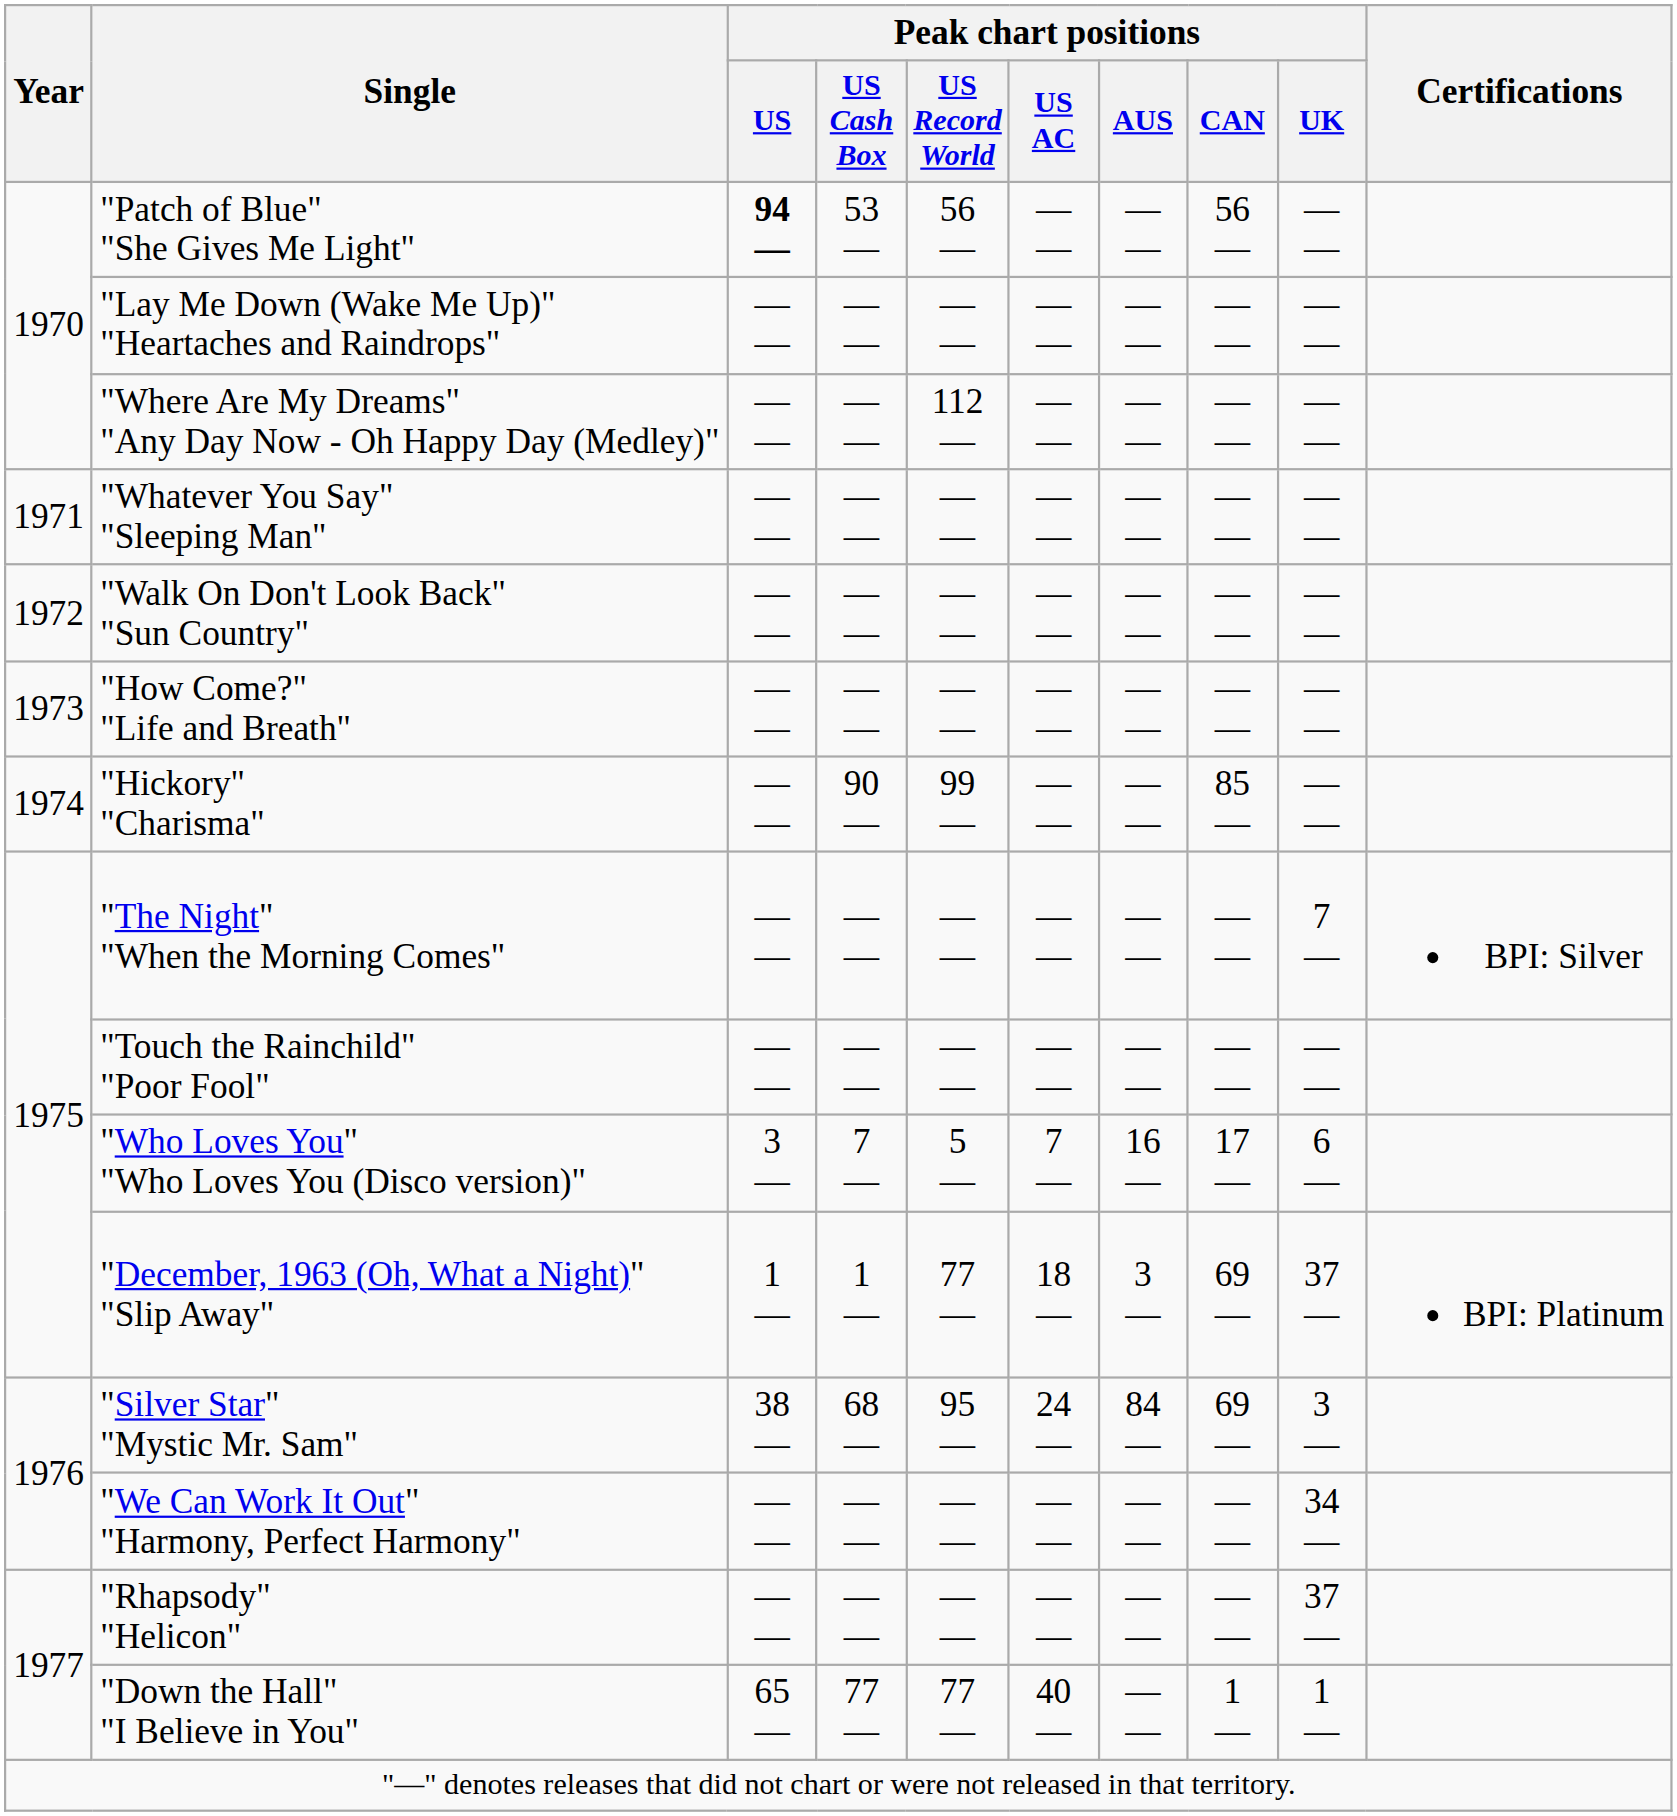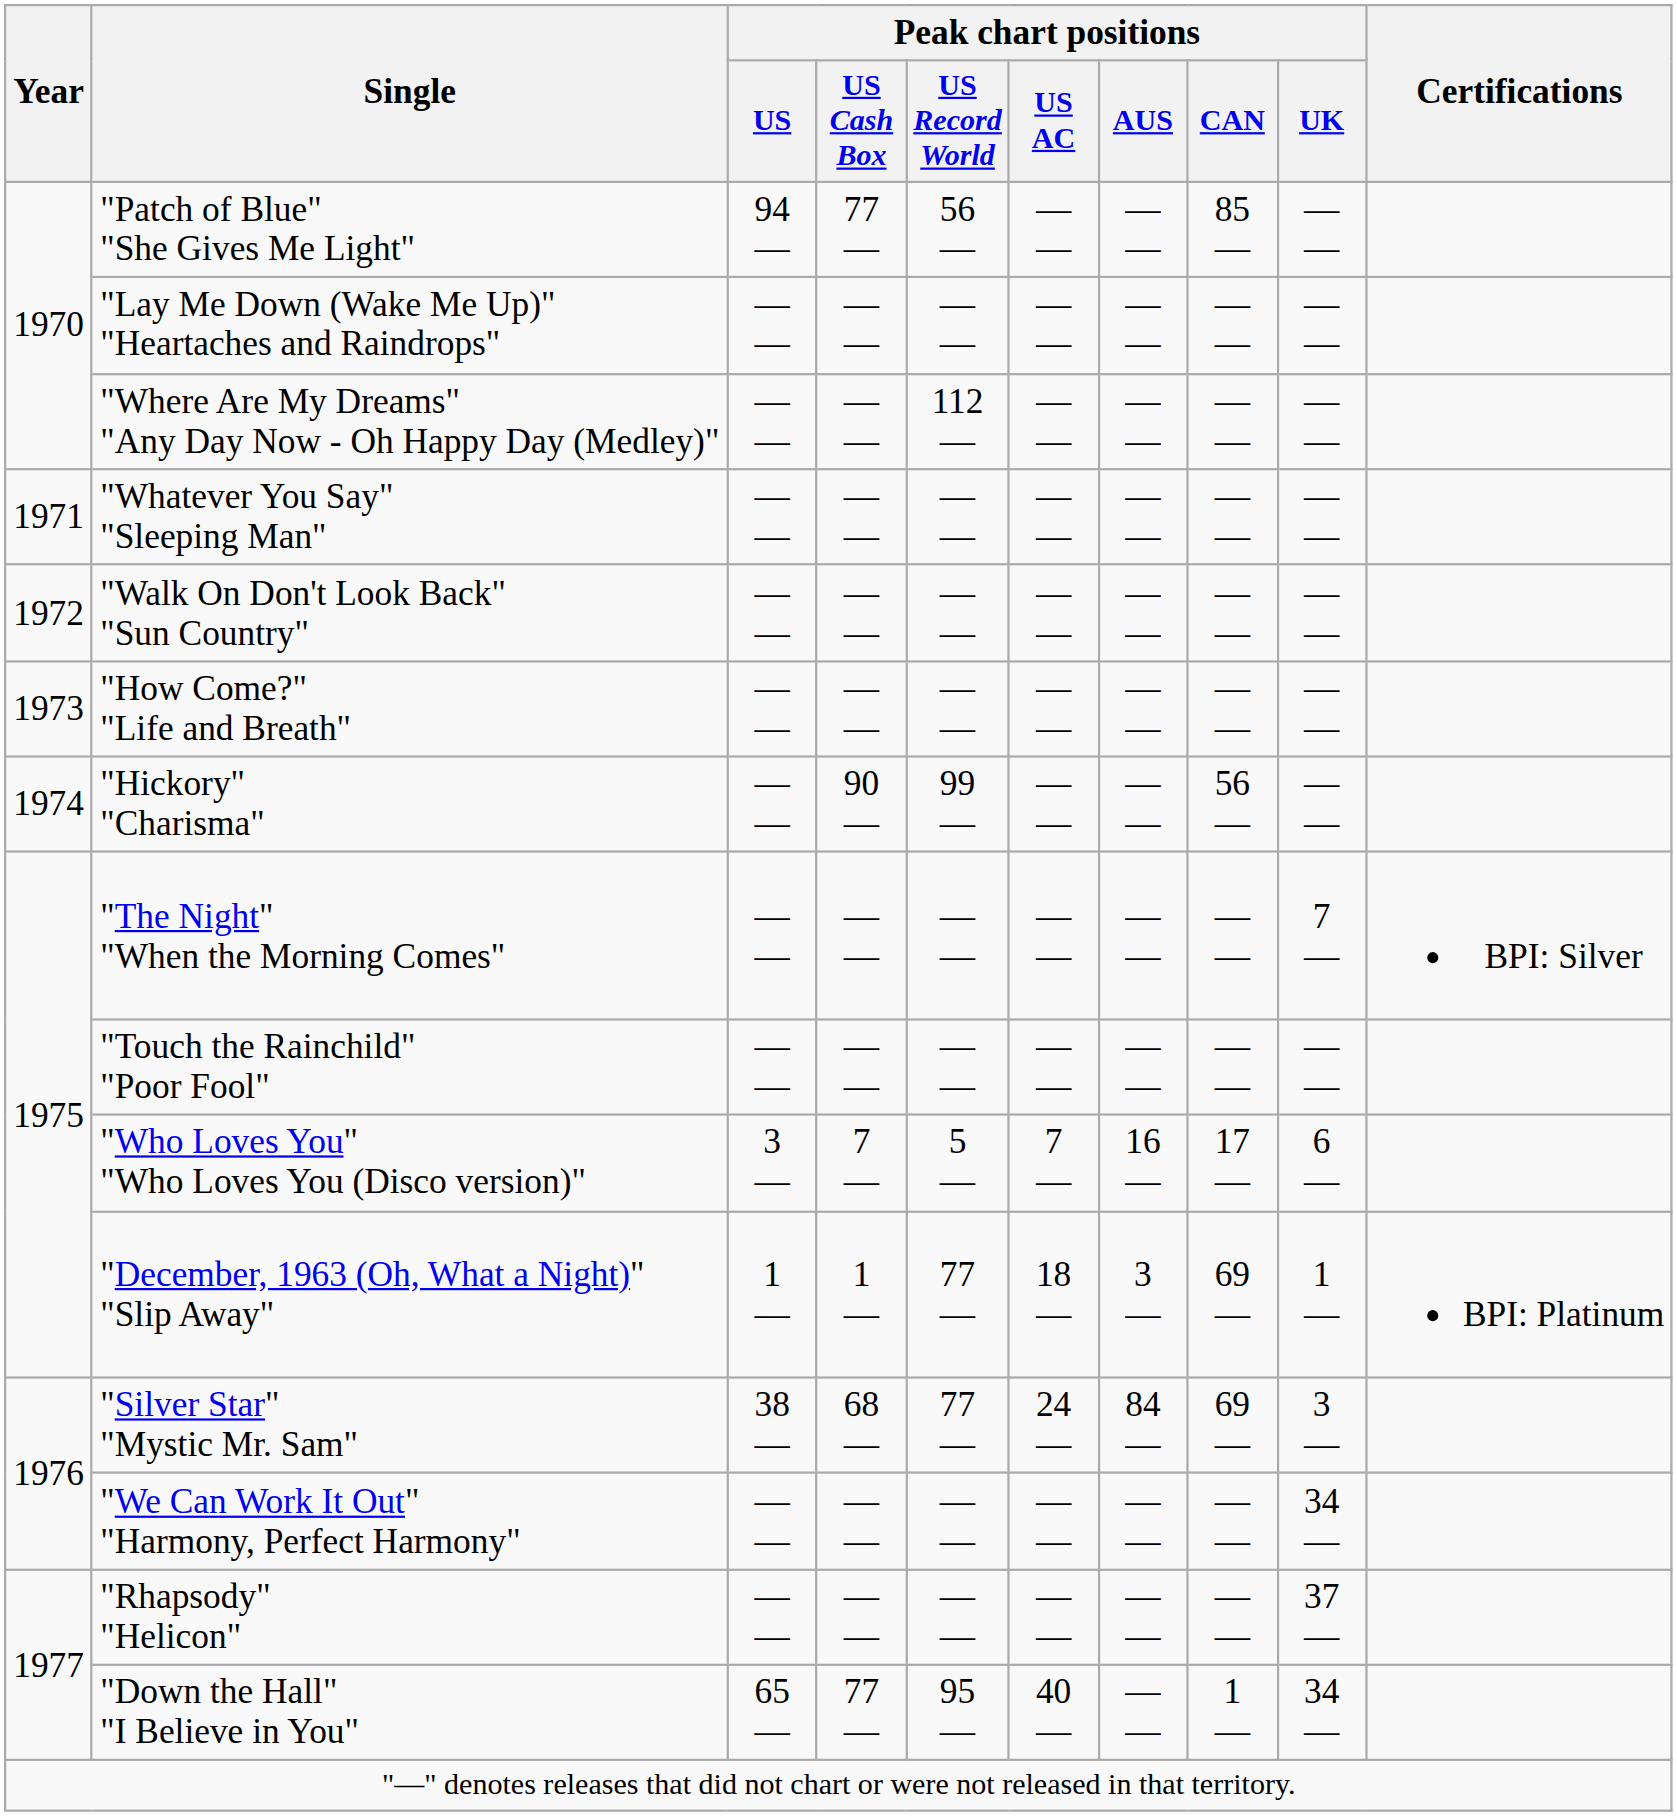(772, 228) bold -> (772, 228) normal
(862, 228) 53 — -> (862, 228) 77 —
(1232, 228) 56 — -> (1232, 228) 85 —
(1232, 803) 85 — -> (1232, 803) 56 —
(1322, 1293) 37 — -> (1322, 1293) 1 —
(958, 1424) 95 — -> (958, 1424) 77 —
(958, 1712) 77 — -> (958, 1712) 95 —
(1322, 1712) 1 — -> (1322, 1712) 34 —
